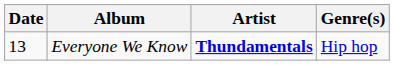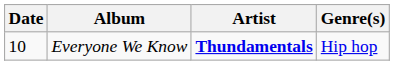(17, 45) 13 -> (17, 45) 10
